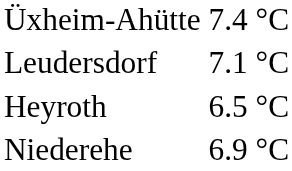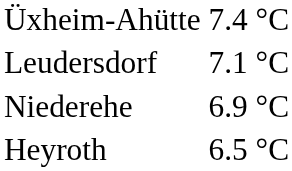rows swapped: (68, 149) <-> (55, 106)
